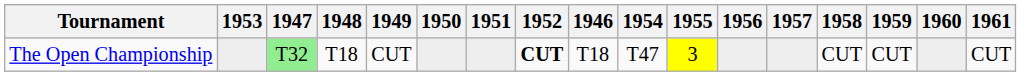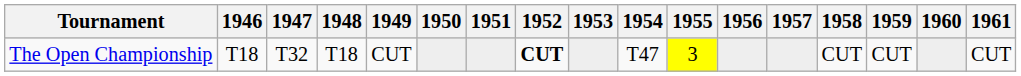columns swapped: (593, 21) <-> (242, 21)
(292, 54) lightgreen background -> (292, 54) no background
